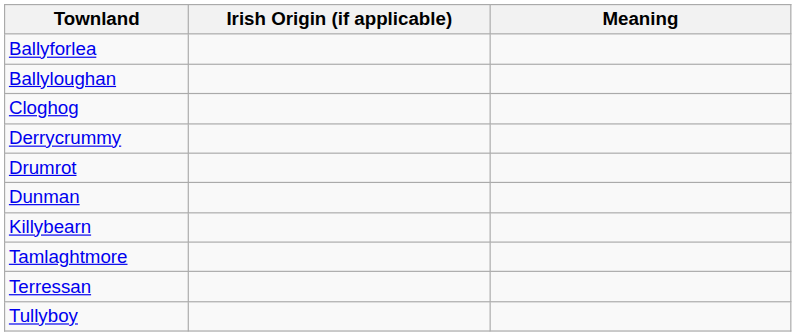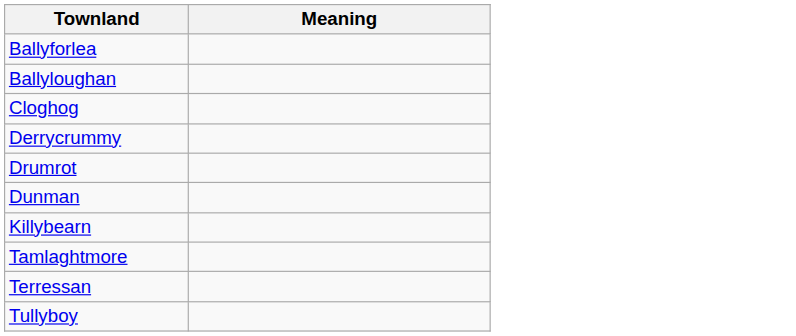- column: (339, 19)
